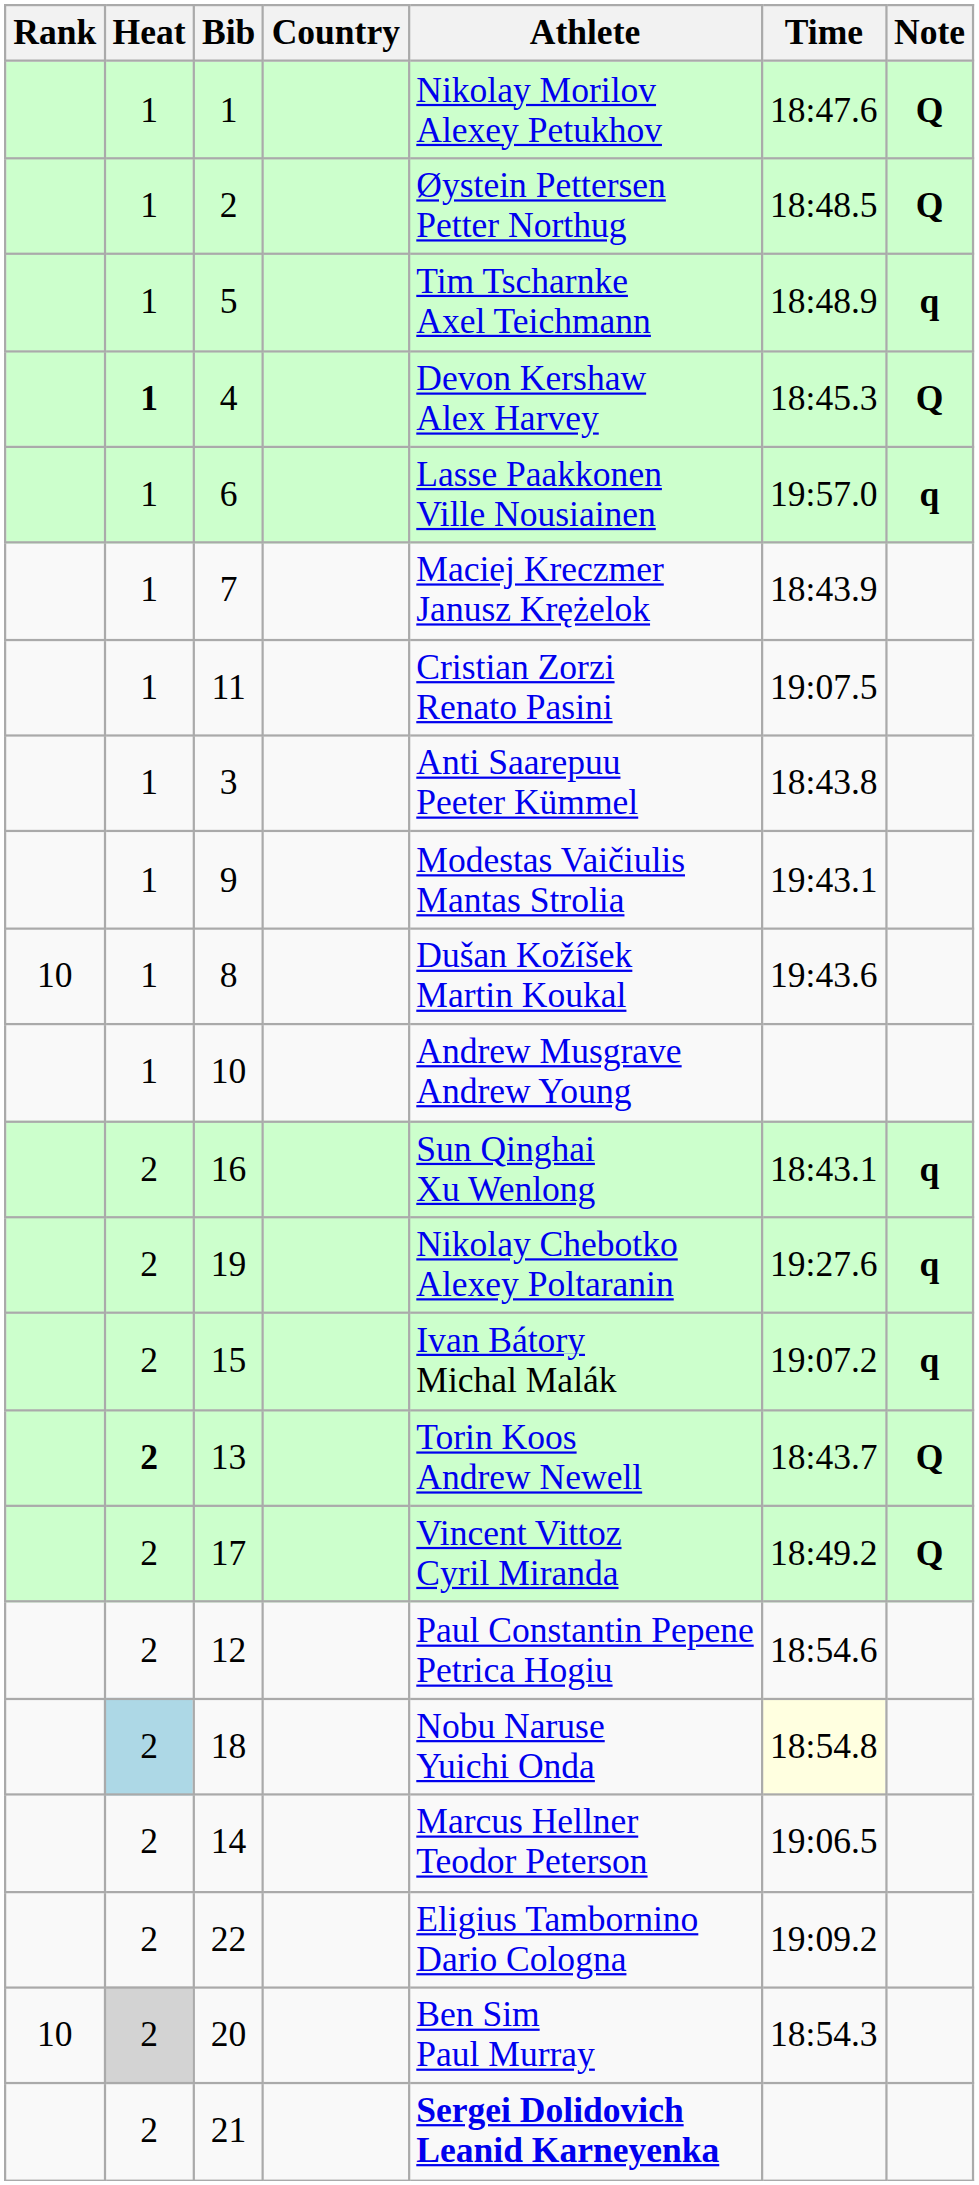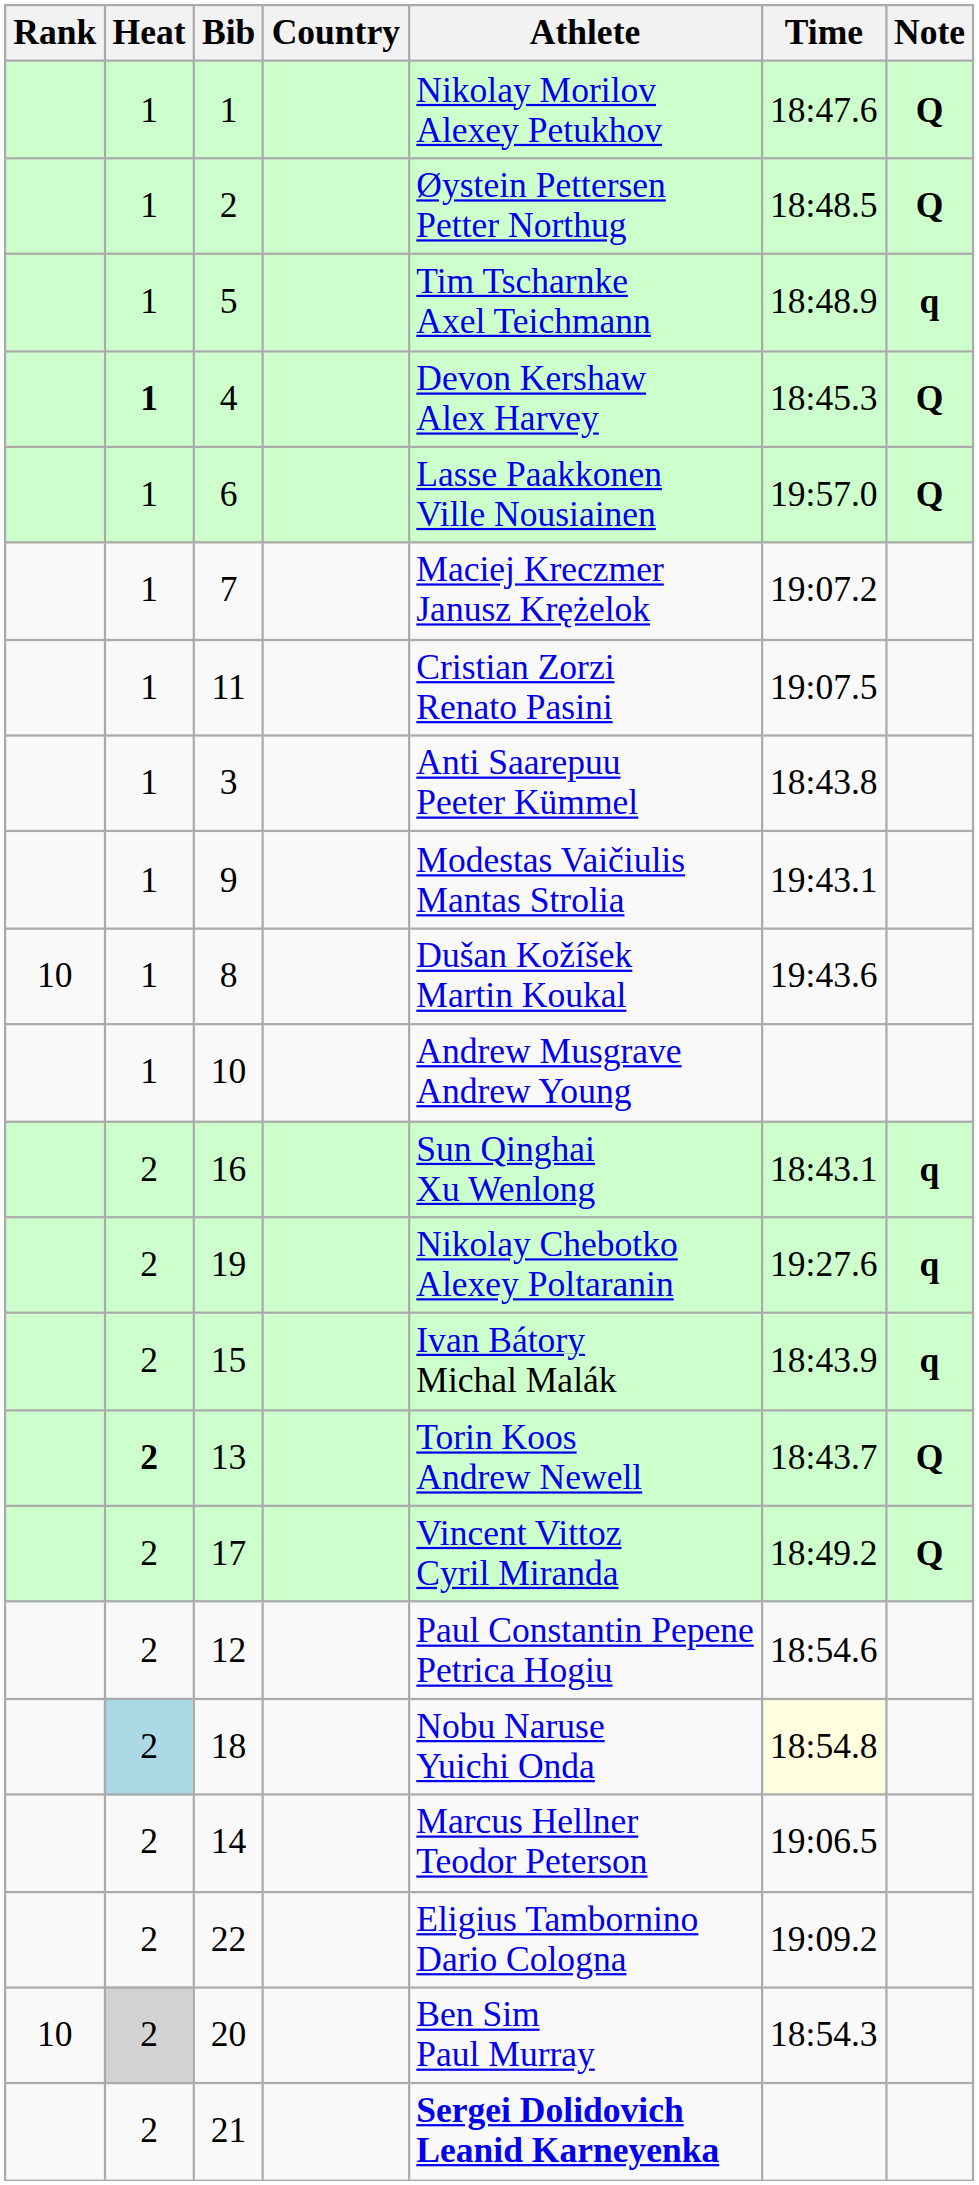(929, 494) q -> (930, 494) Q
(824, 590) 18:43.9 -> (824, 590) 19:07.2
(824, 1360) 19:07.2 -> (824, 1360) 18:43.9
